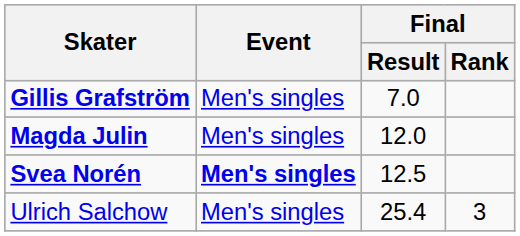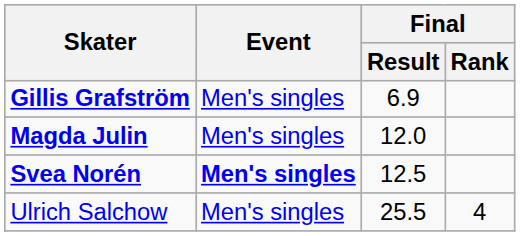(403, 99) 7.0 -> (403, 99) 6.9
(403, 212) 25.4 -> (403, 212) 25.5
(480, 212) 3 -> (480, 212) 4
